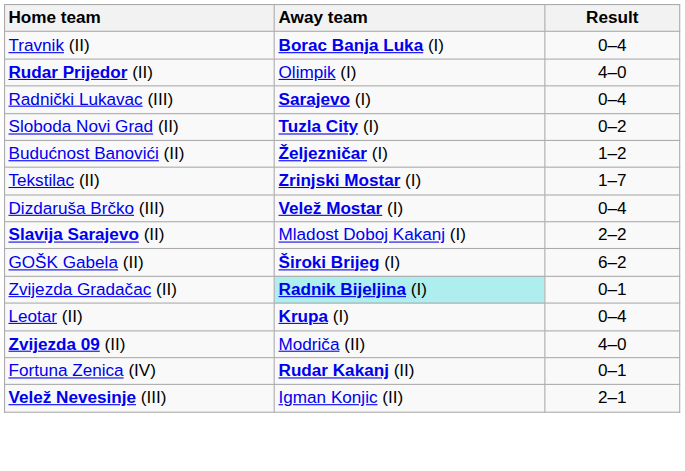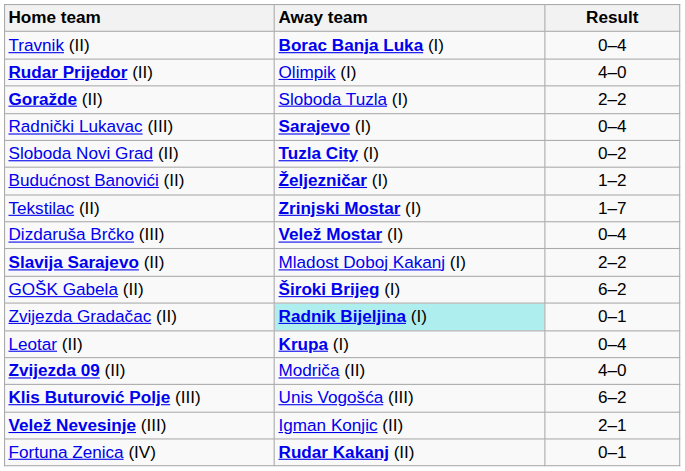+ row: (56, 99)
+ row: (105, 398)
rows swapped: (87, 398) <-> (82, 371)
